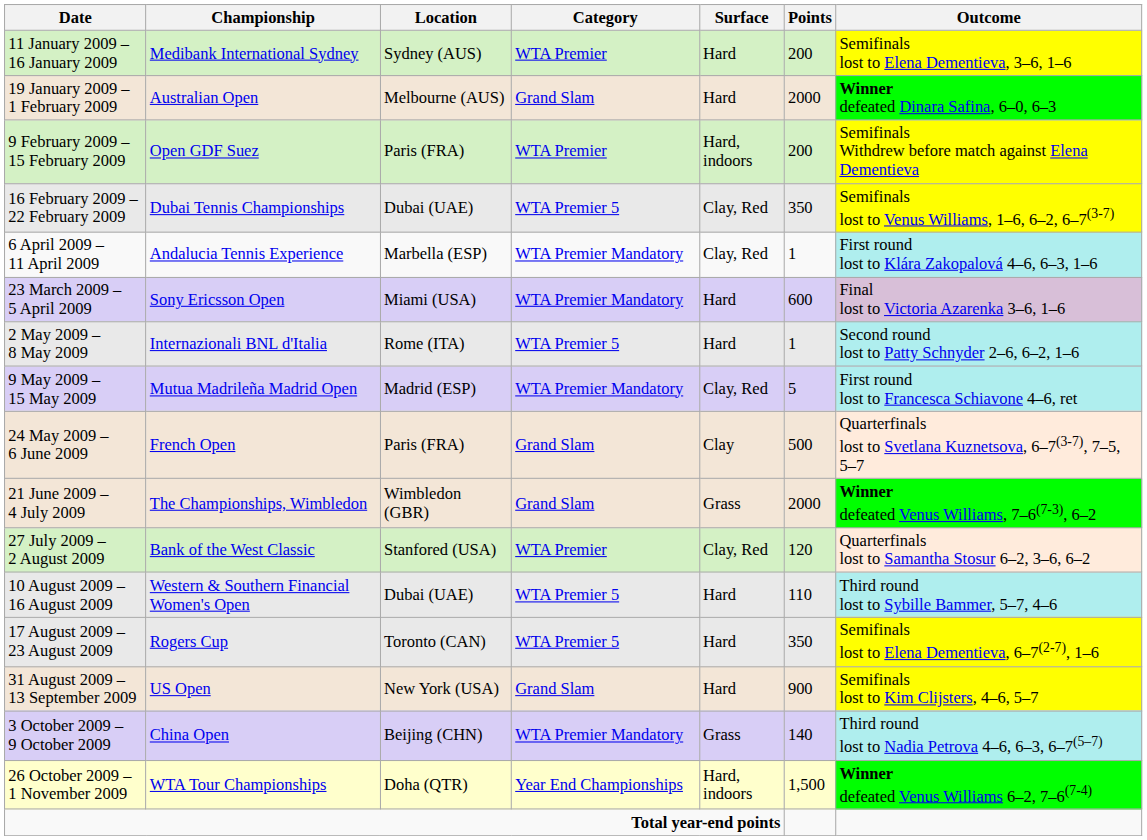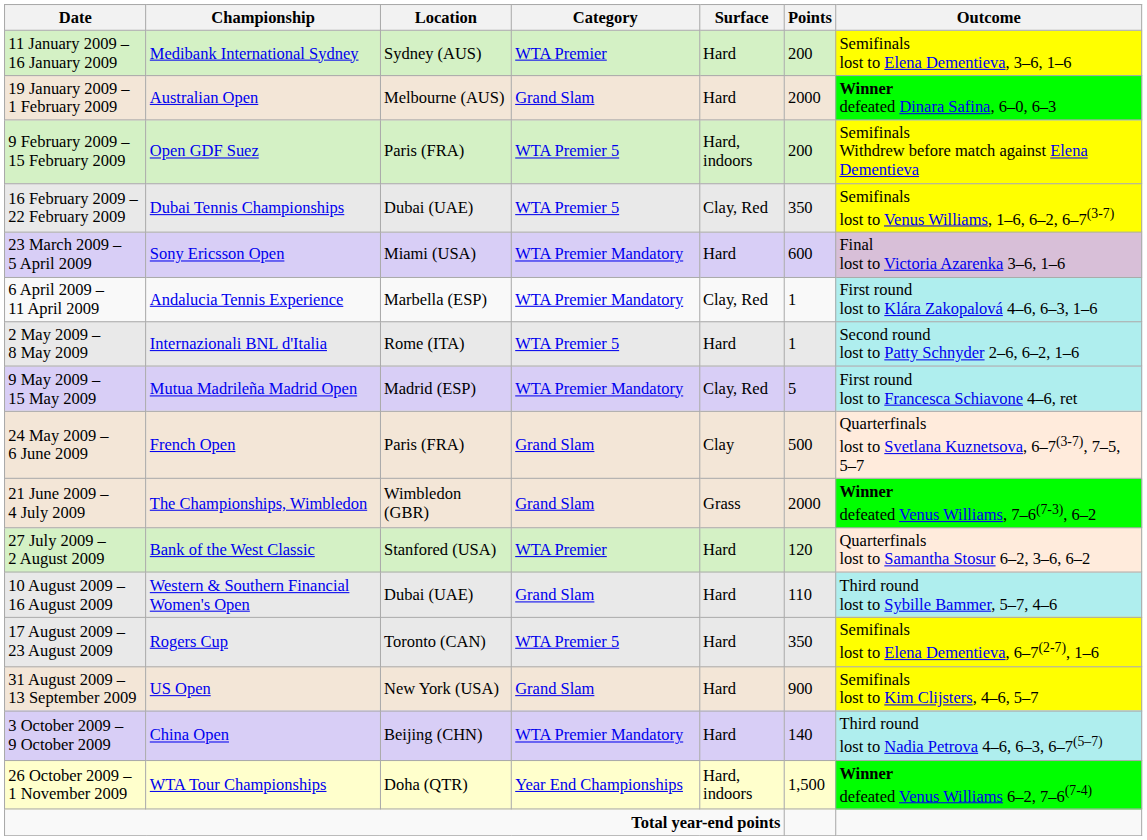(561, 151) WTA Premier -> (567, 151) WTA Premier 5
rows swapped: (65, 299) <-> (56, 254)
(735, 550) Clay, Red -> (720, 550) Hard
(567, 594) WTA Premier 5 -> (555, 594) Grand Slam
(722, 735) Grass -> (720, 735) Hard
